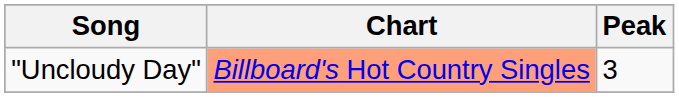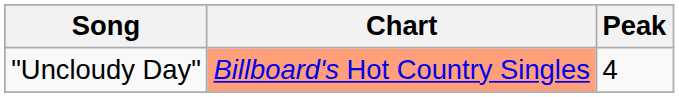(610, 69) 3 -> (610, 69) 4
